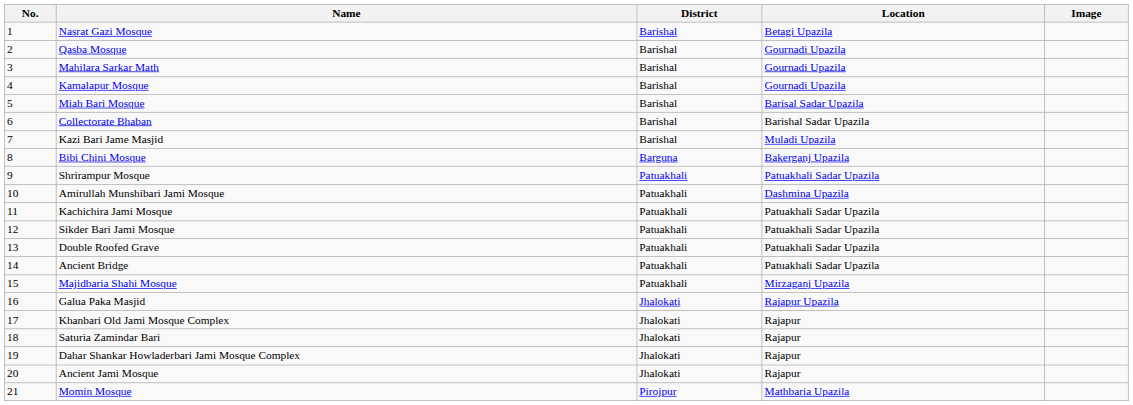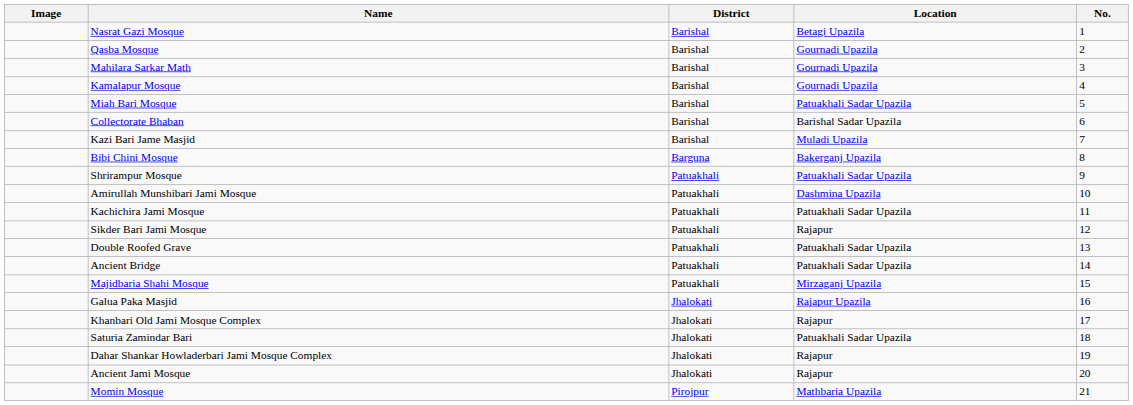columns swapped: (30, 13) <-> (1086, 13)
(814, 103) Barisal Sadar Upazila -> (854, 103) Patuakhali Sadar Upazila
(822, 229) Patuakhali Sadar Upazila -> (814, 229) Rajapur
(783, 337) Rajapur -> (854, 337) Patuakhali Sadar Upazila
